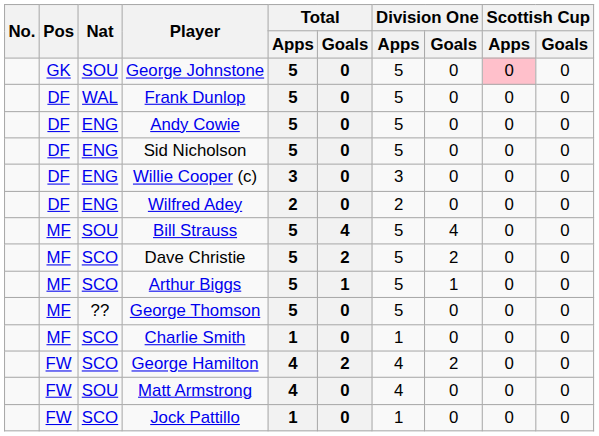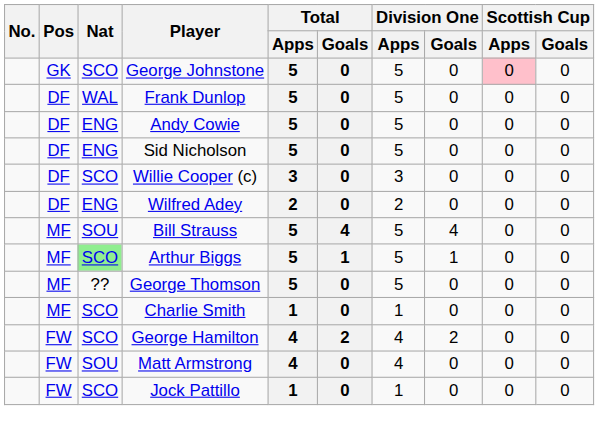(100, 71) SOU -> (100, 71) SCO
(100, 177) ENG -> (100, 177) SCO
- row: (195, 257)
(100, 284) no background -> (100, 257) lightgreen background
